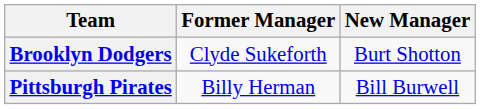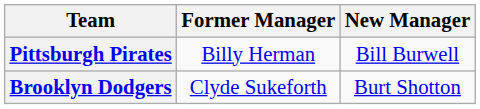rows swapped: (91, 53) <-> (91, 86)
